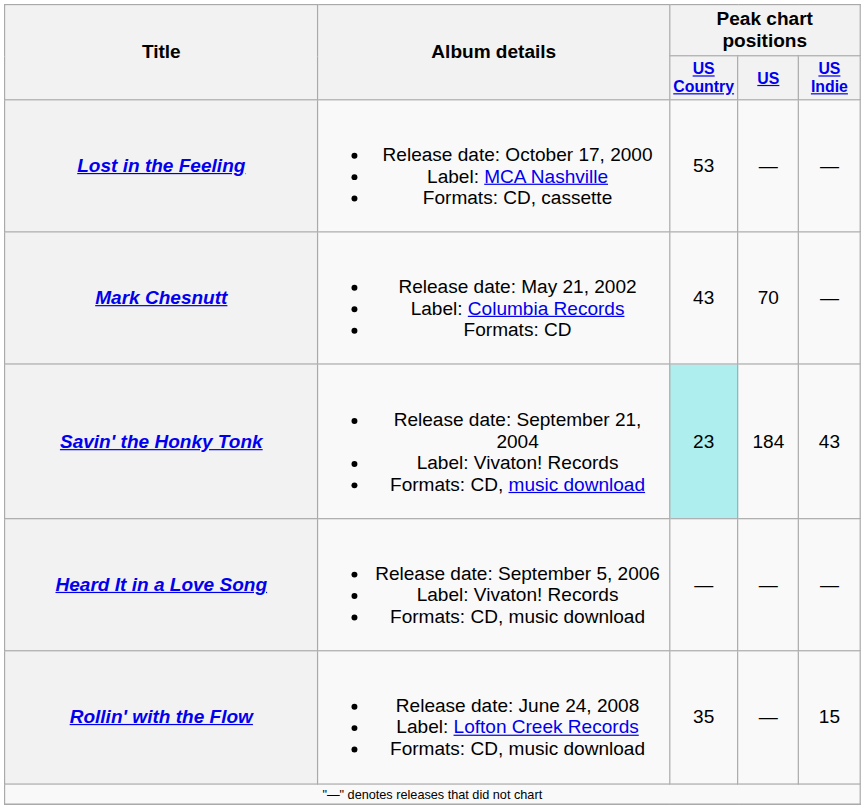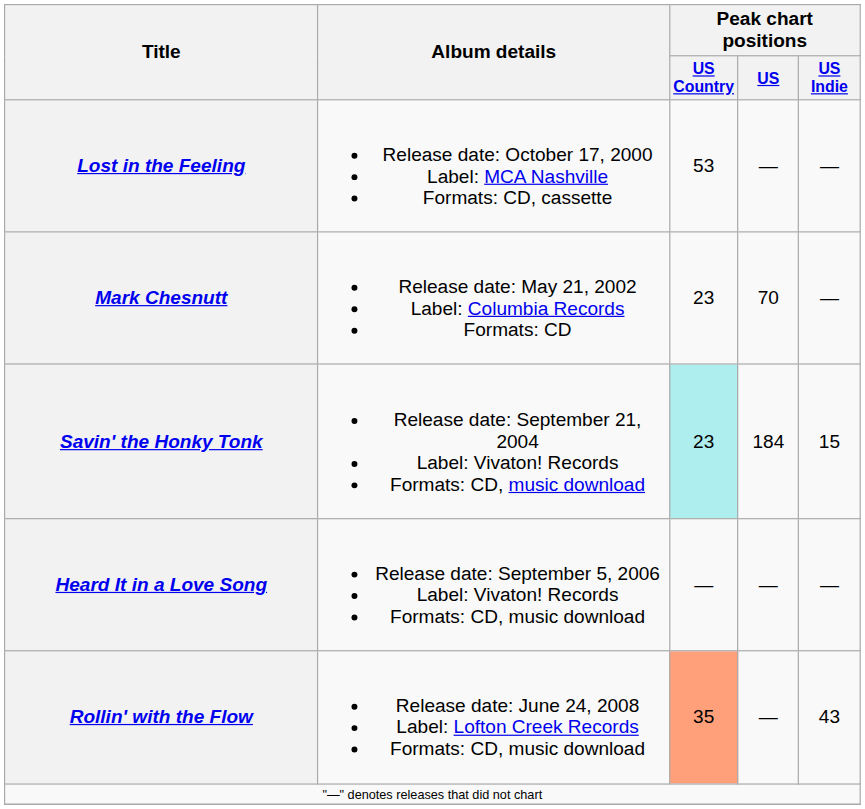(704, 298) 43 -> (704, 298) 23
(829, 441) 43 -> (829, 441) 15
(704, 717) no background -> (704, 717) lightsalmon background
(829, 717) 15 -> (829, 717) 43
